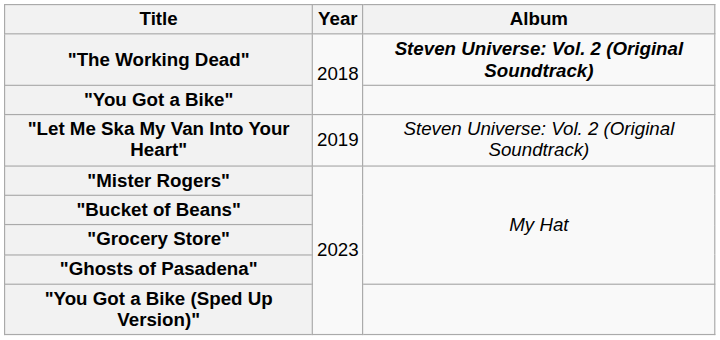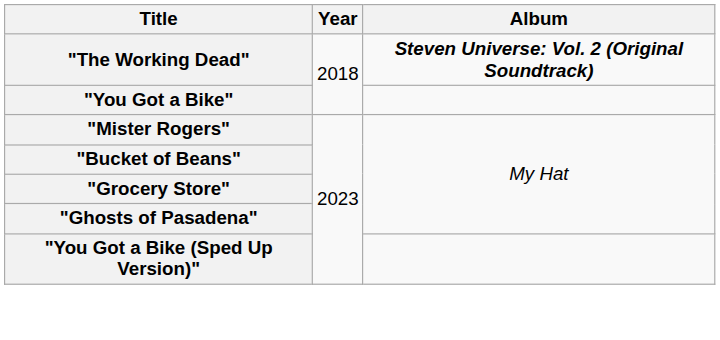- row: (159, 140)
